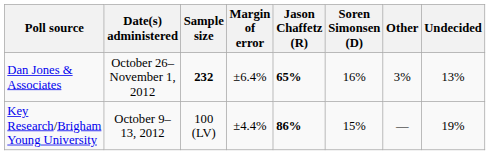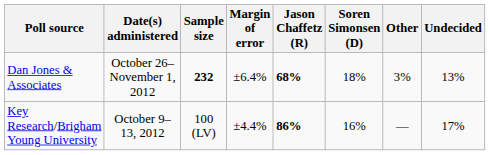(289, 77) 65% -> (289, 77) 68%
(354, 77) 16% -> (354, 77) 18%
(354, 125) 15% -> (354, 125) 16%
(453, 125) 19% -> (453, 125) 17%
